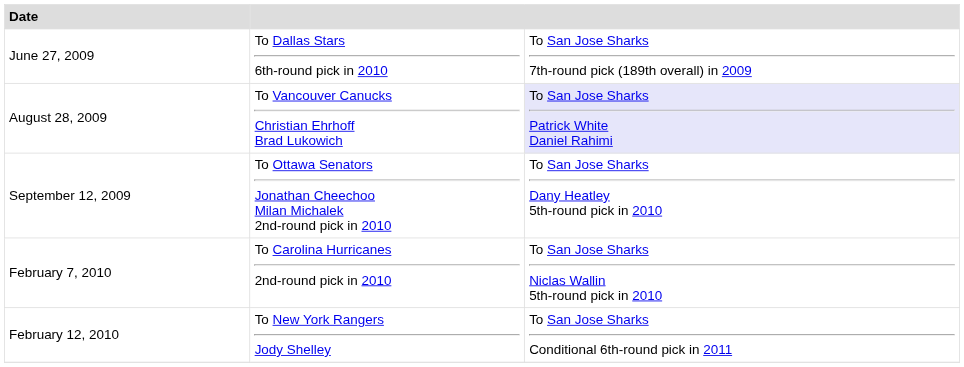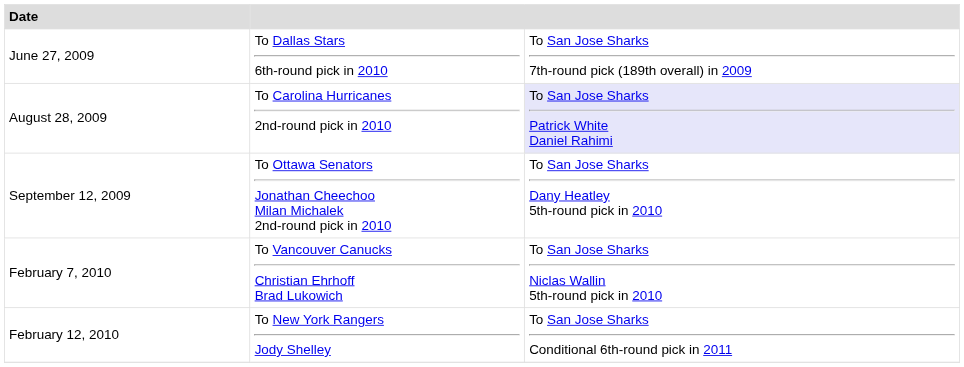(387, 118) To Vancouver Canucks Christian Ehrhoff Brad Lukowich -> (387, 110) To Carolina Hurricanes 2nd-round pick in 2010
(387, 265) To Carolina Hurricanes 2nd-round pick in 2010 -> (387, 272) To Vancouver Canucks Christian Ehrhoff Brad Lukowich
